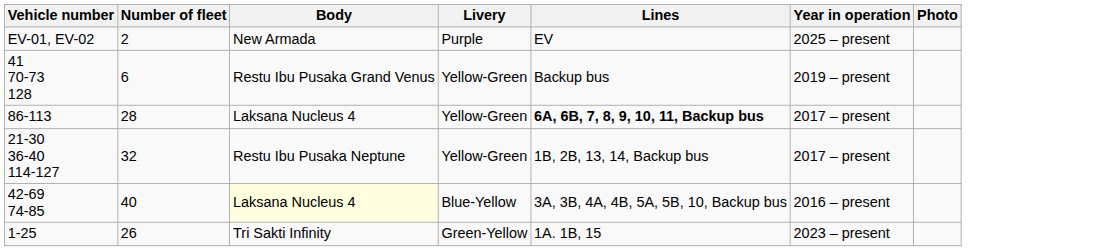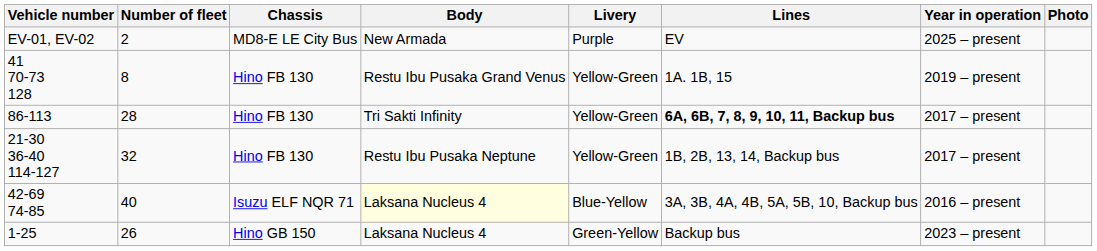+ column: (295, 15)
(125, 77) 6 -> (125, 77) 8
(572, 77) Backup bus -> (698, 77) 1A. 1B, 15
(294, 116) Laksana Nucleus 4 -> (413, 116) Tri Sakti Infinity
(282, 233) Tri Sakti Infinity -> (425, 233) Laksana Nucleus 4
(568, 233) 1A. 1B, 15 -> (702, 233) Backup bus
